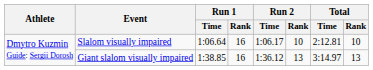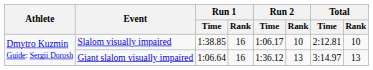(212, 42) 1:06.64 -> (212, 42) 1:38.85
(212, 58) 1:38.85 -> (212, 58) 1:06.64
